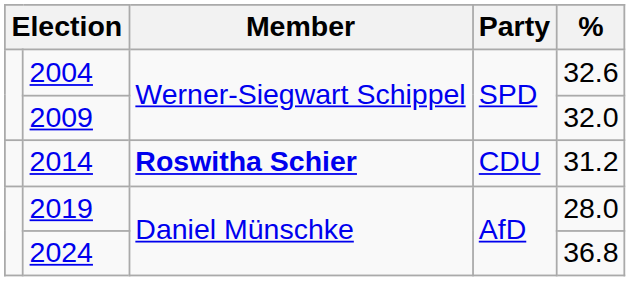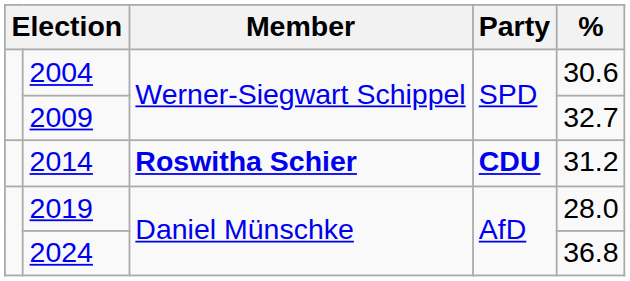(591, 72) 32.6 -> (591, 72) 30.6
(591, 117) 32.0 -> (591, 117) 32.7
(510, 162) normal -> (510, 162) bold
